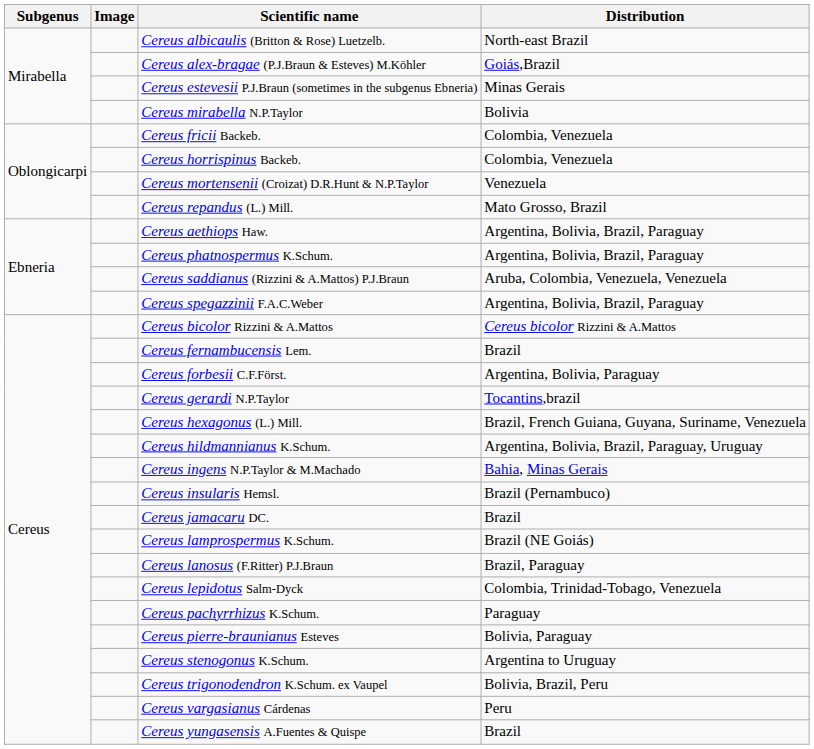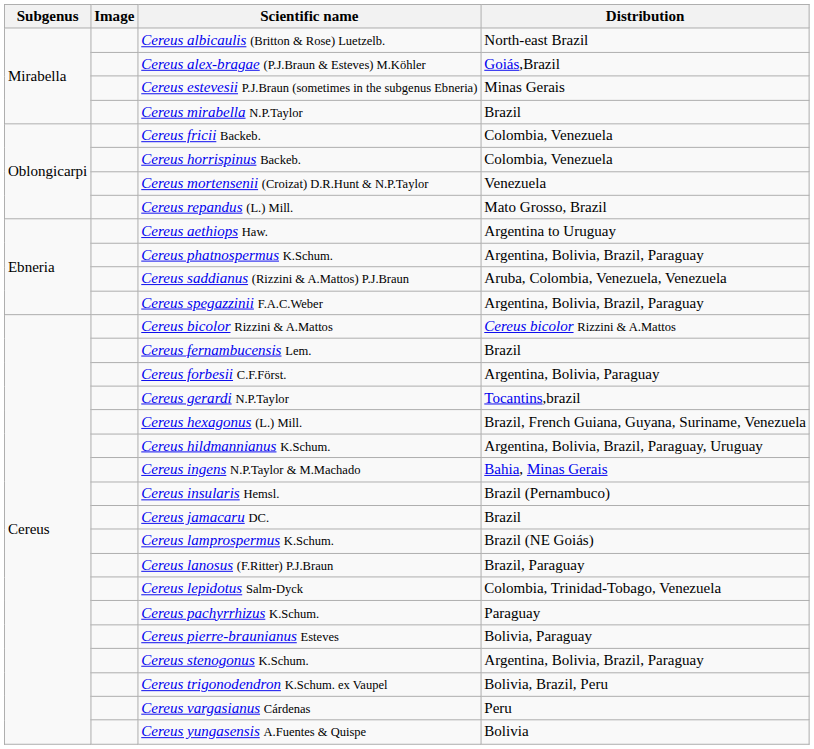(506, 111) Bolivia -> (503, 111) Brazil
(594, 231) Argentina, Bolivia, Brazil, Paraguay -> (550, 231) Argentina to Uruguay
(550, 660) Argentina to Uruguay -> (594, 660) Argentina, Bolivia, Brazil, Paraguay
(503, 732) Brazil -> (506, 732) Bolivia
